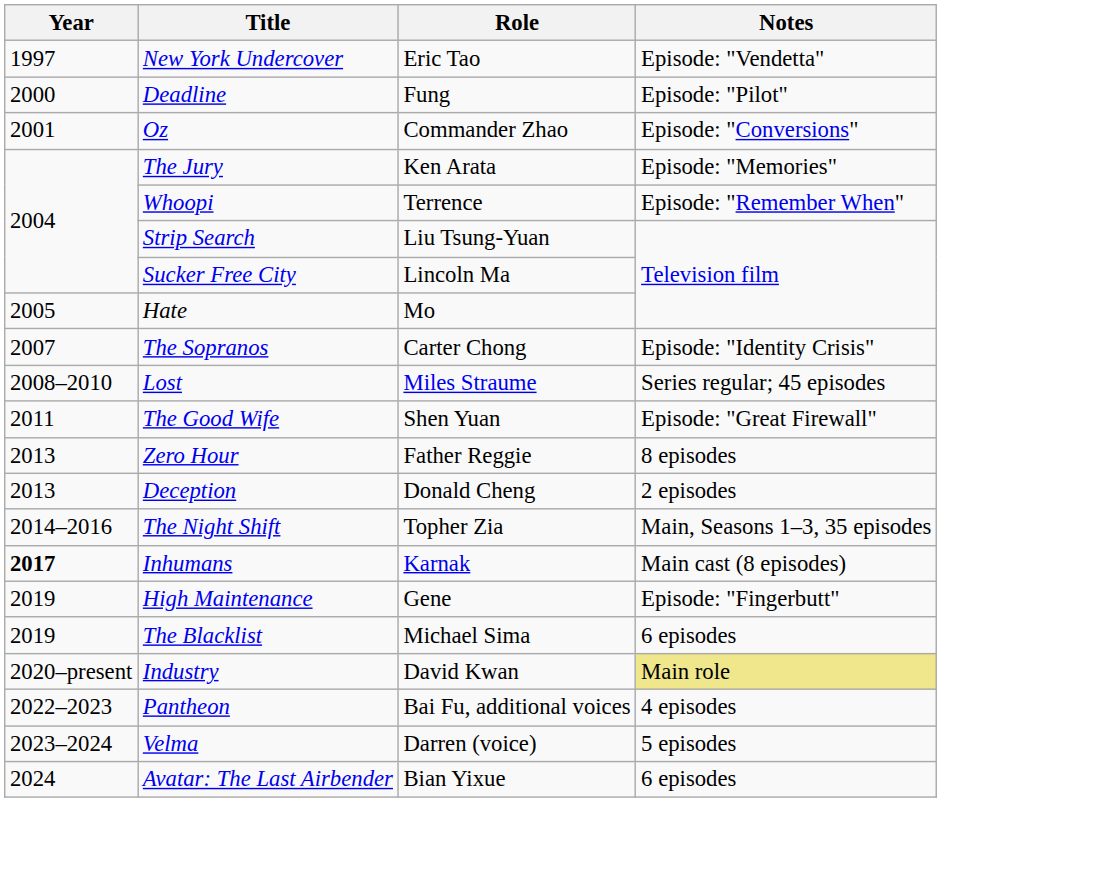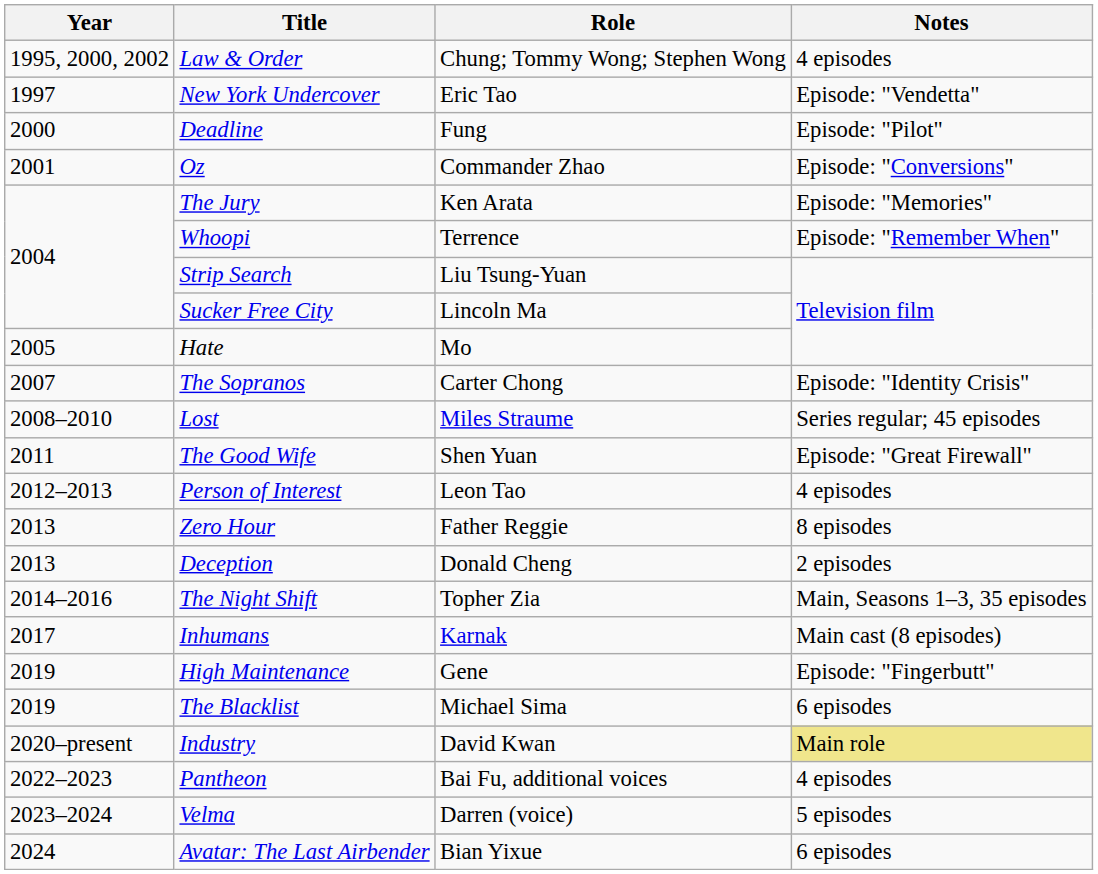+ row: (241, 58)
+ row: (260, 490)
(33, 563) bold -> (33, 635) normal
